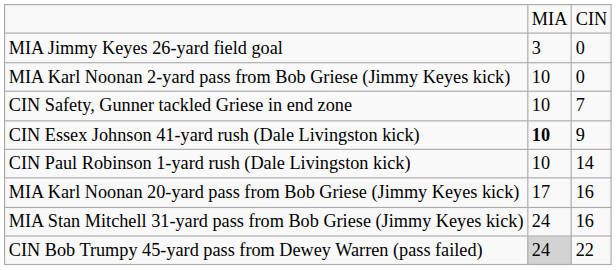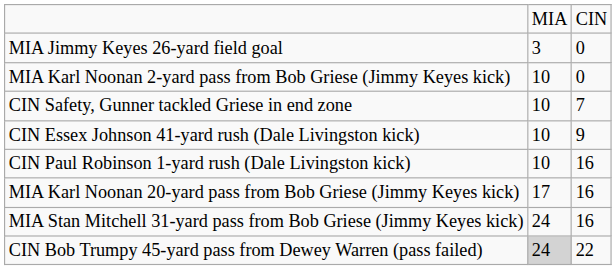(541, 134) bold -> (541, 134) normal
(585, 163) 14 -> (585, 163) 16
